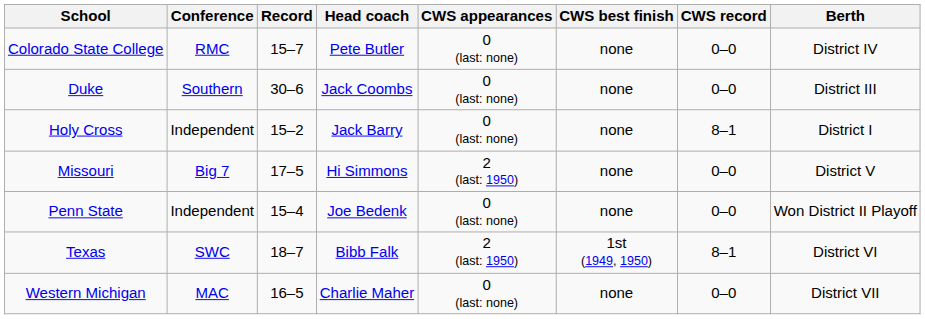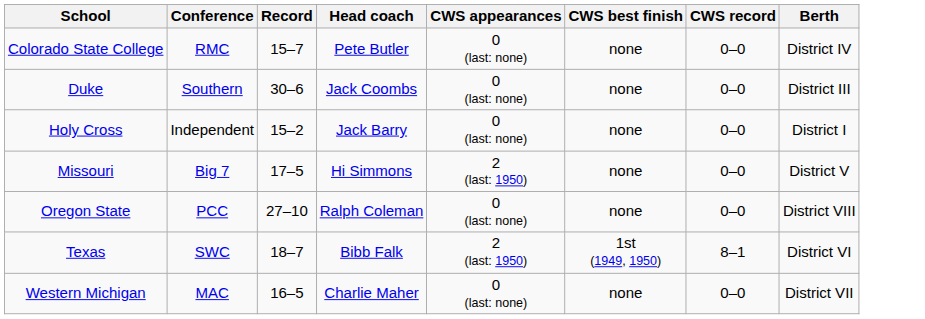(724, 130) 8–1 -> (733, 130) 0–0
+ row: (86, 211)
- row: (86, 211)
